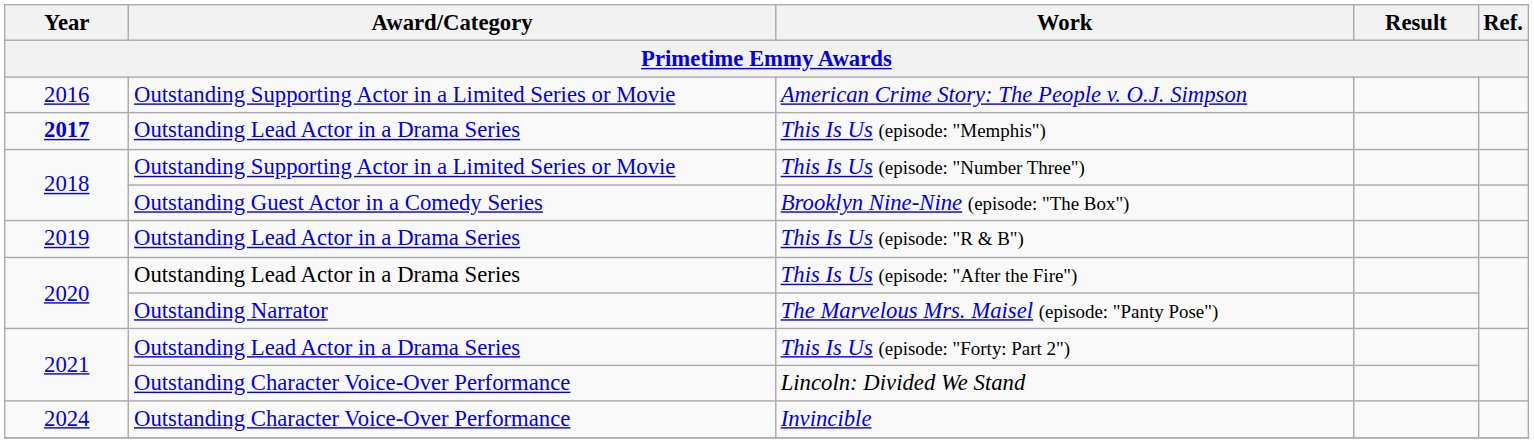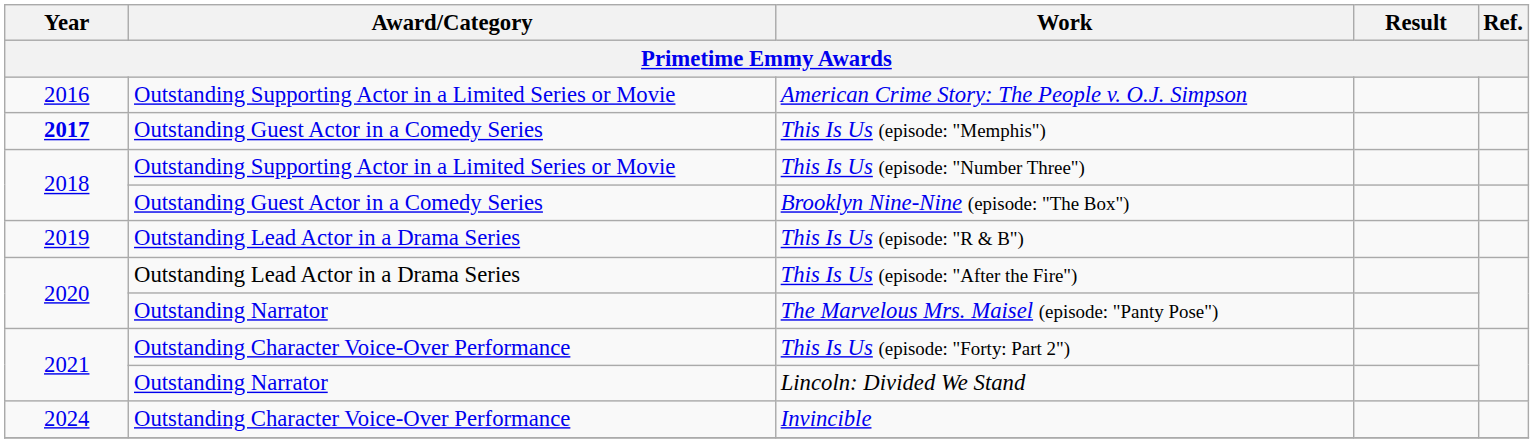(327, 130) Outstanding Lead Actor in a Drama Series -> (338, 130) Outstanding Guest Actor in a Comedy Series
(327, 346) Outstanding Lead Actor in a Drama Series -> (352, 346) Outstanding Character Voice-Over Performance
(352, 382) Outstanding Character Voice-Over Performance -> (231, 382) Outstanding Narrator
